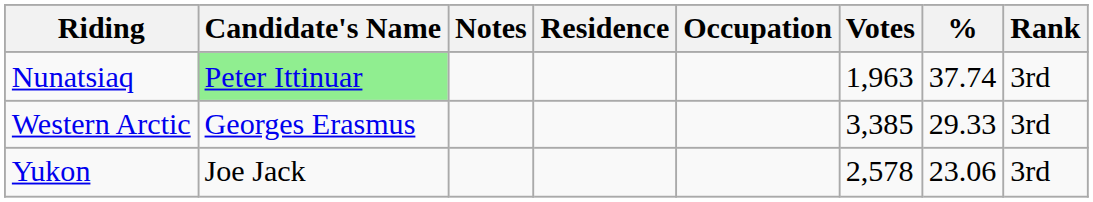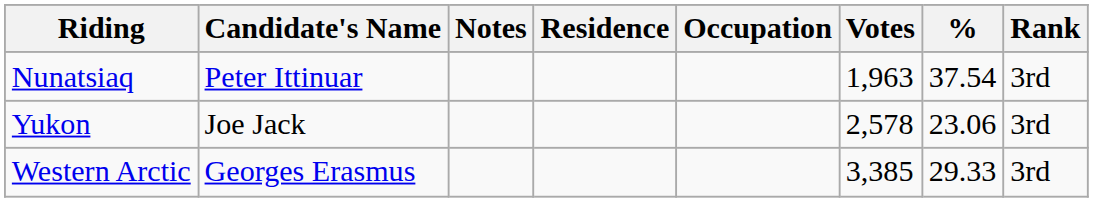(284, 76) lightgreen background -> (284, 76) no background
(963, 76) 37.74 -> (963, 76) 37.54
rows swapped: (101, 123) <-> (51, 171)
